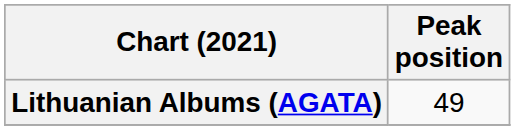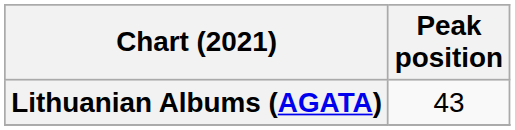(449, 102) 49 -> (449, 102) 43
